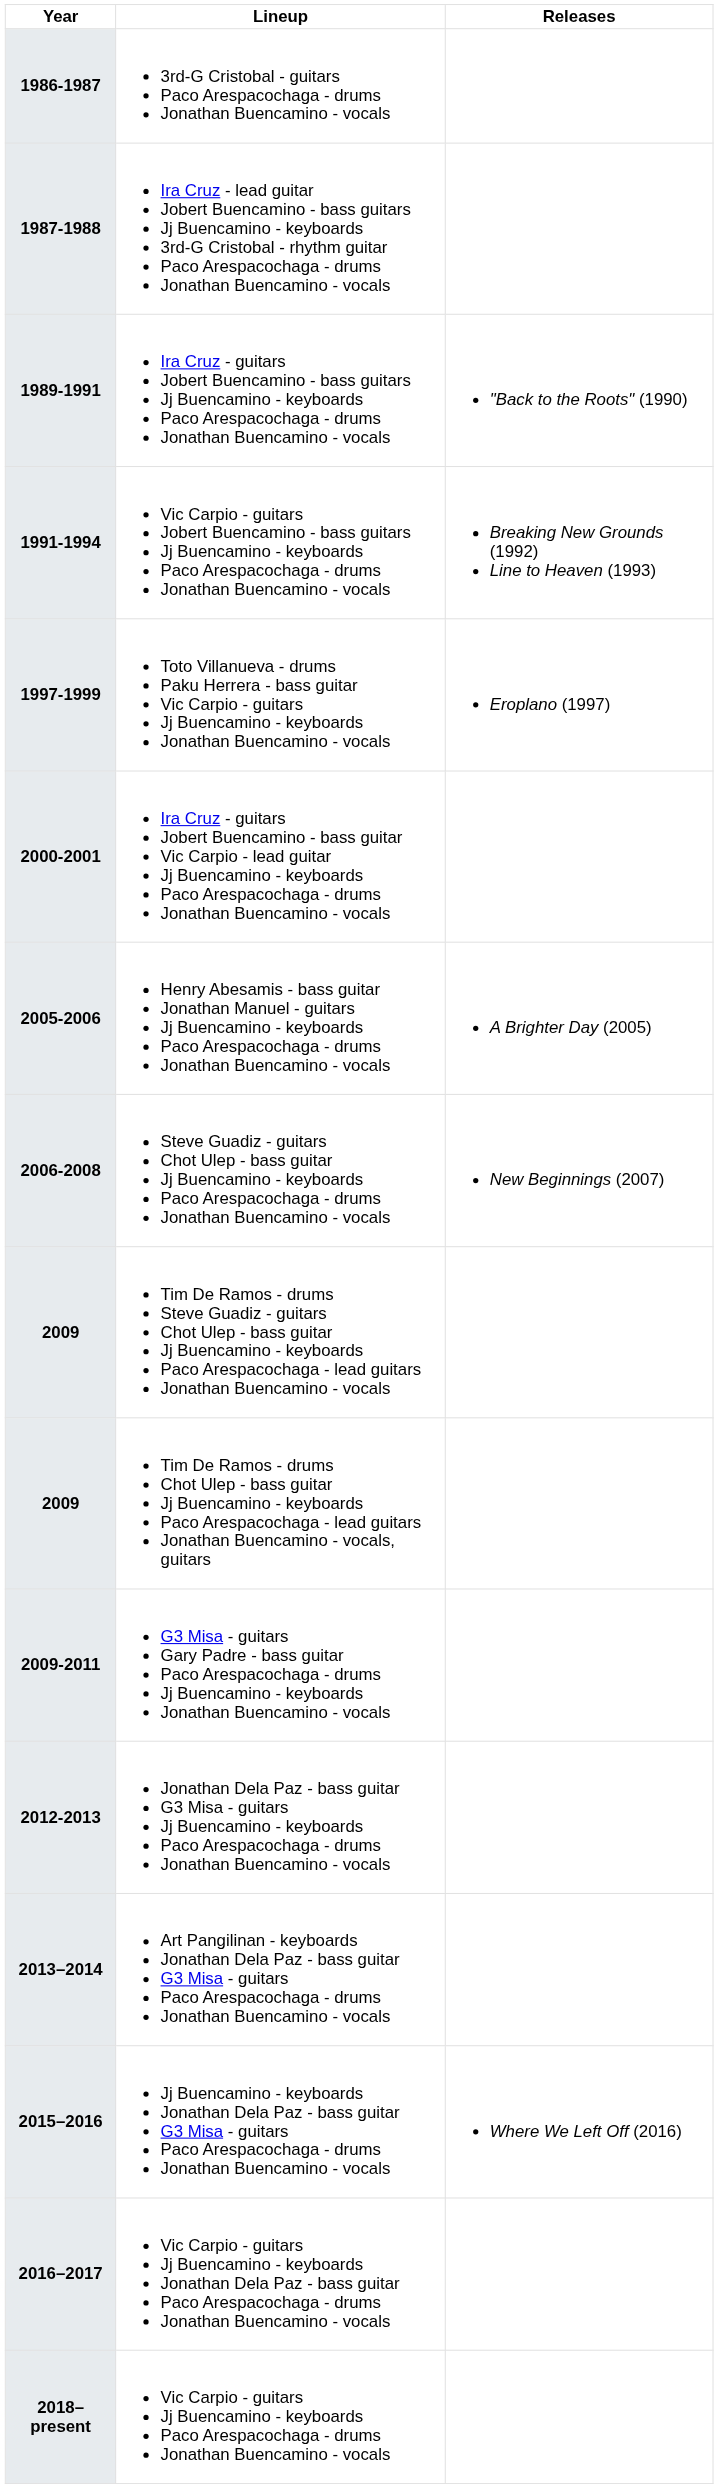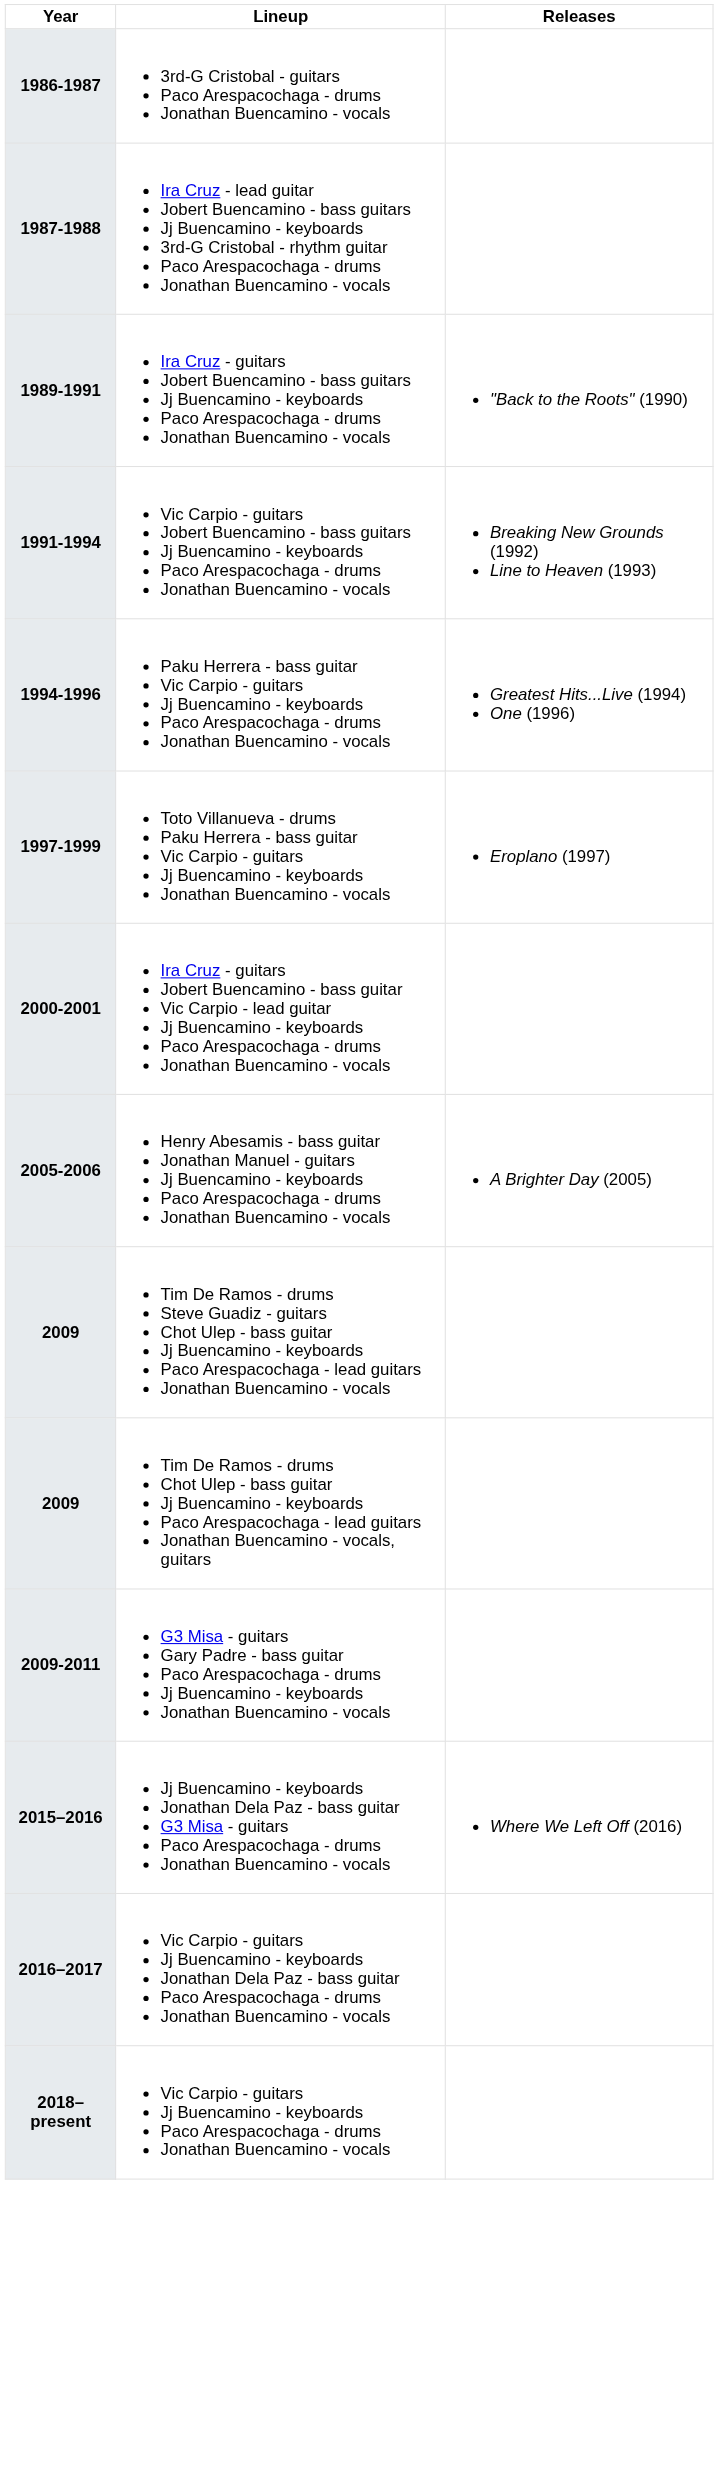+ row: (61, 694)
- row: (61, 1170)
- row: (61, 1817)
- row: (61, 1969)
